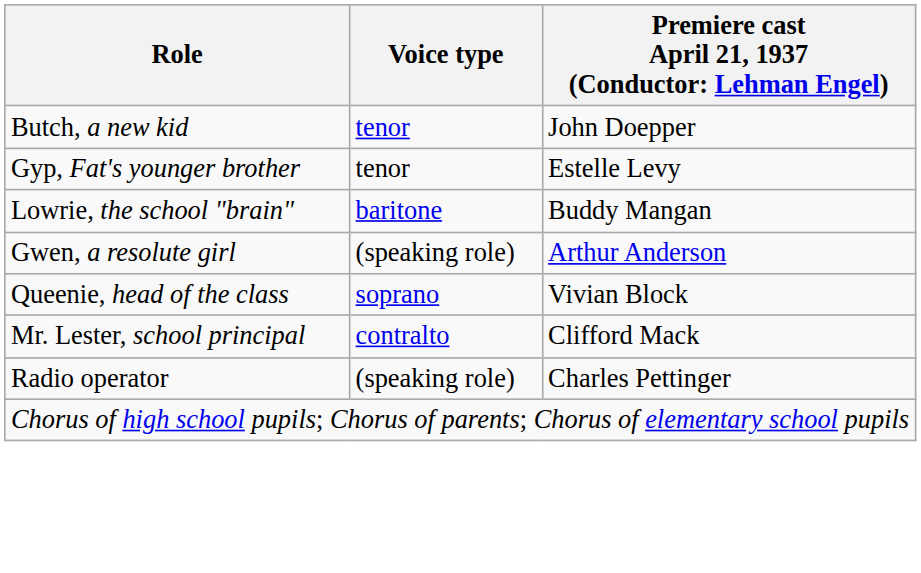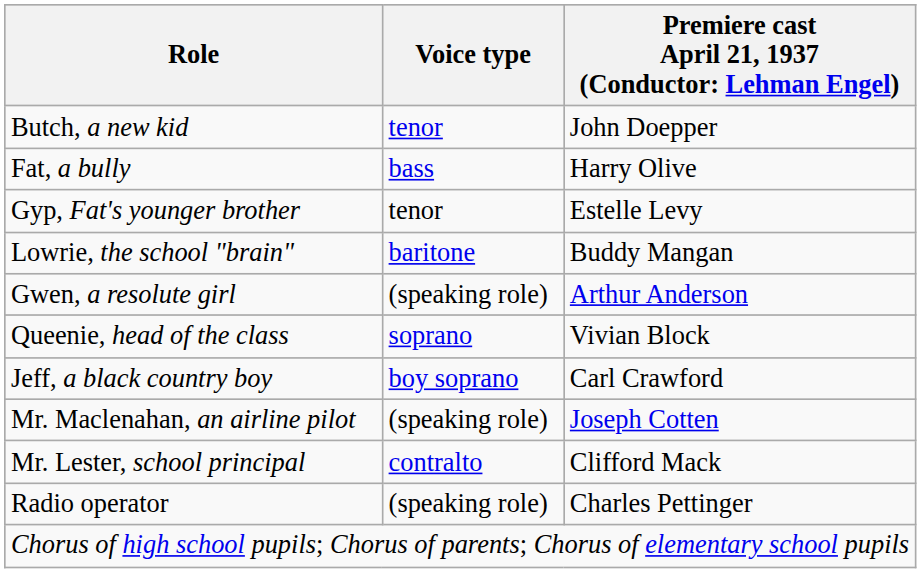+ row: (71, 168)
+ row: (142, 377)
+ row: (183, 419)
